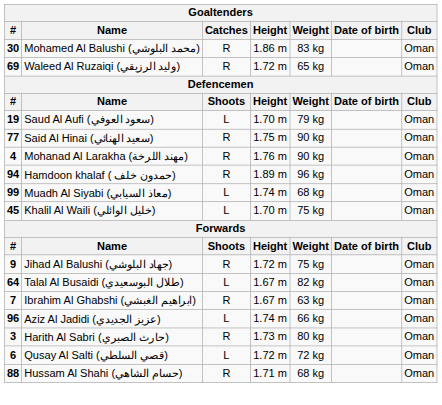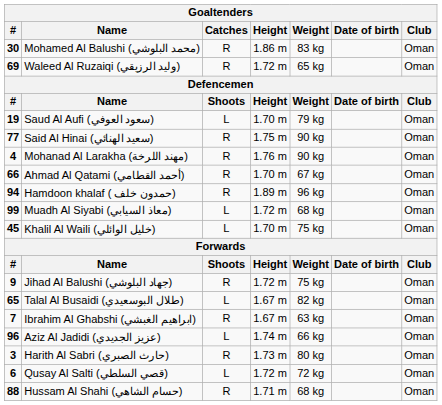+ row: (104, 174)
(270, 192) 1.74 m -> (270, 211) 1.72 m
(13, 282) 64 -> (13, 300) 65
